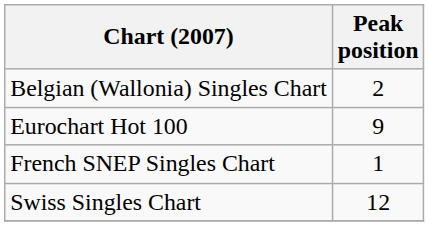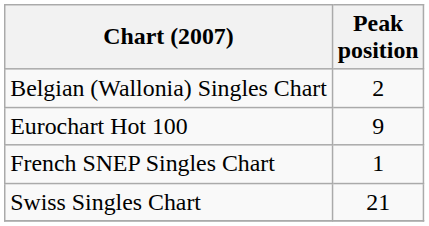(378, 201) 12 -> (378, 201) 21
